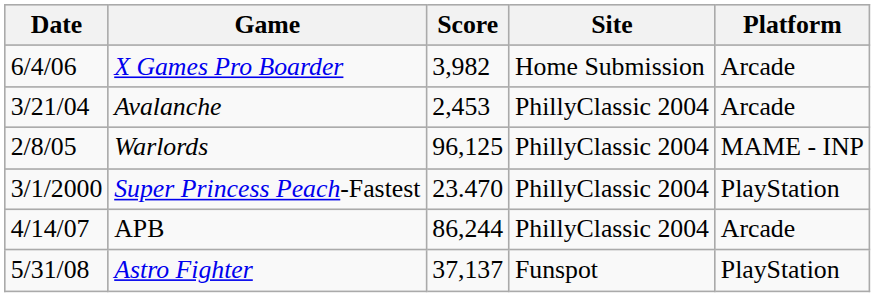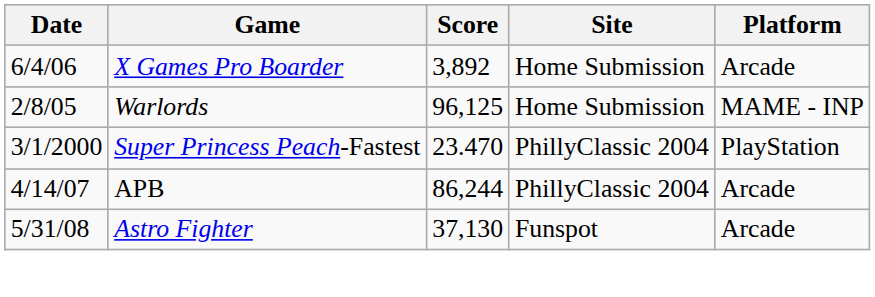(461, 65) 3,982 -> (461, 65) 3,892
- row: (168, 106)
(612, 147) PhillyClassic 2004 -> (610, 106) Home Submission
(468, 270) 37,137 -> (468, 229) 37,130
(780, 270) PlayStation -> (758, 229) Arcade
